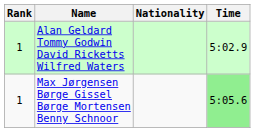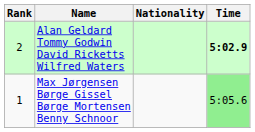(19, 48) 1 -> (19, 48) 2
(228, 48) normal -> (228, 48) bold
